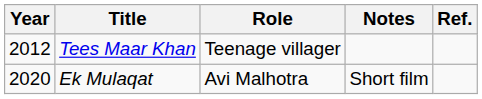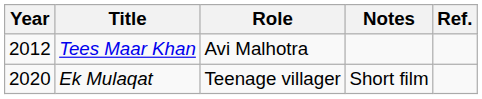(273, 49) Teenage villager -> (256, 49) Avi Malhotra
(256, 78) Avi Malhotra -> (273, 78) Teenage villager
